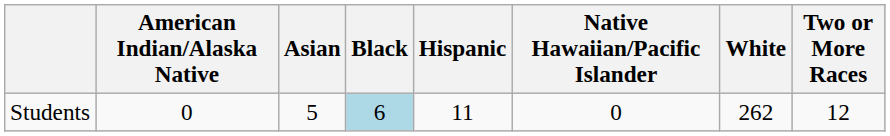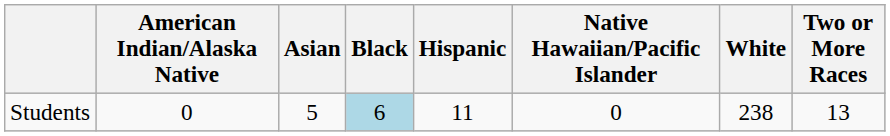(756, 111) 262 -> (756, 111) 238
(838, 111) 12 -> (838, 111) 13
